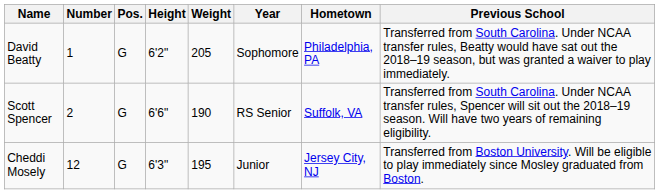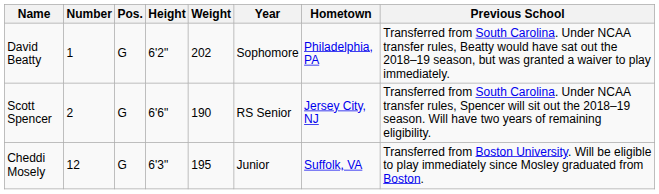(201, 53) 205 -> (201, 53) 202
(333, 112) Suffolk, VA -> (335, 112) Jersey City, NJ
(335, 165) Jersey City, NJ -> (333, 165) Suffolk, VA
